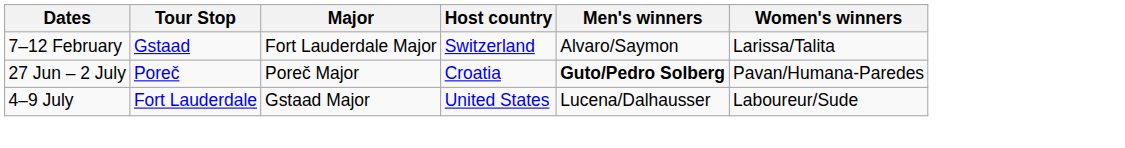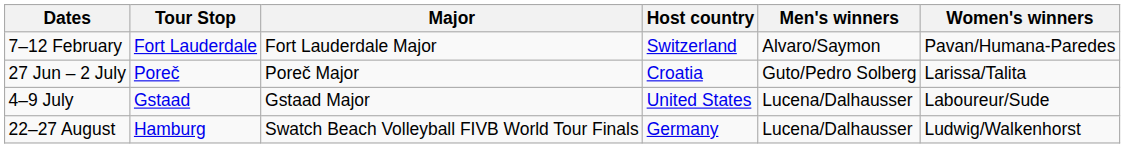(162, 45) Gstaad -> (195, 45) Fort Lauderdale
(784, 45) Larissa/Talita -> (1020, 45) Pavan/Humana-Paredes
(643, 73) bold -> (839, 73) normal
(829, 73) Pavan/Humana-Paredes -> (975, 73) Larissa/Talita
(195, 101) Fort Lauderdale -> (162, 101) Gstaad
+ row: (62, 128)
